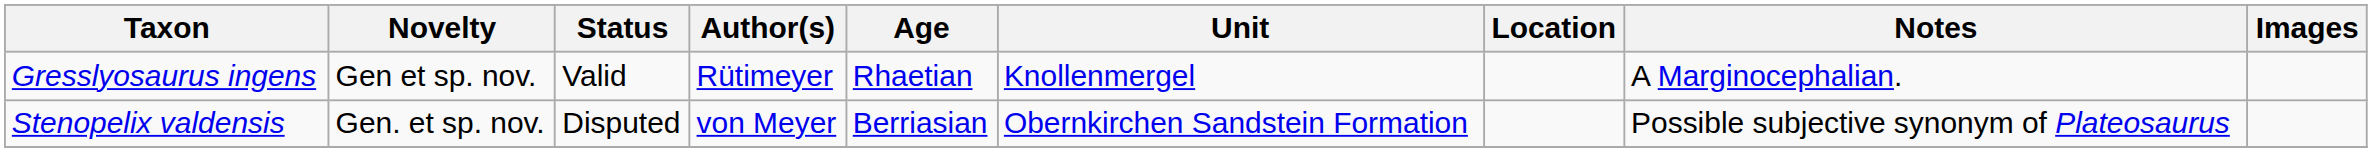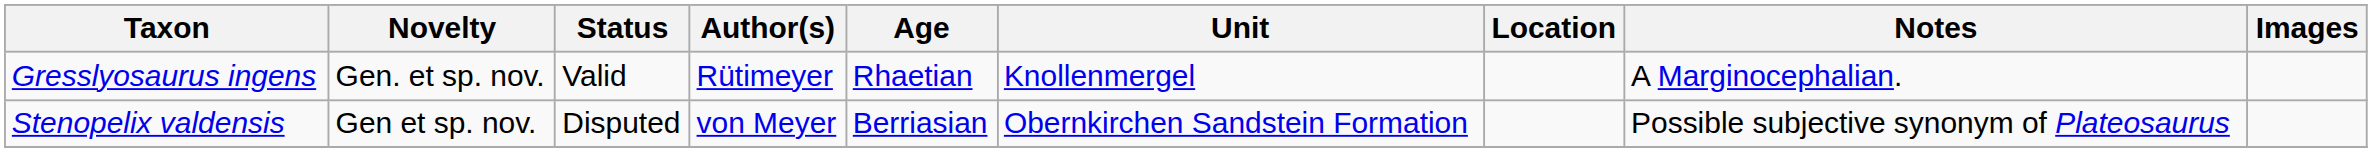(436, 75) Gen et sp. nov. -> (440, 75) Gen. et sp. nov.
(440, 123) Gen. et sp. nov. -> (436, 123) Gen et sp. nov.
